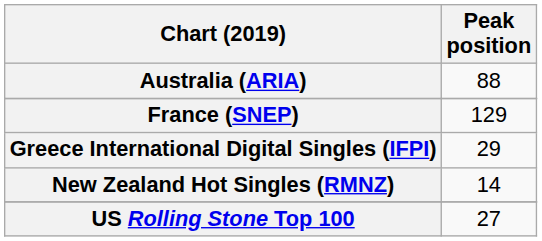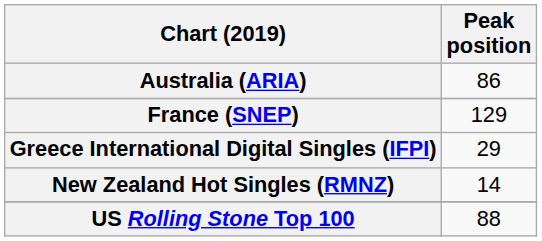(489, 80) 88 -> (489, 80) 86
(489, 218) 27 -> (489, 218) 88
